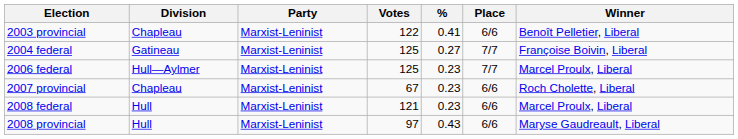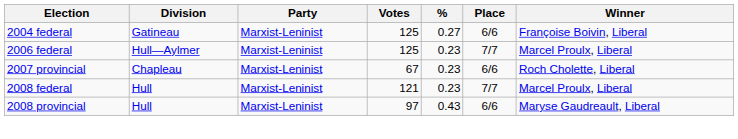- row: (46, 32)
(490, 50) 7/7 -> (490, 32) 6/6
(490, 106) 6/6 -> (490, 87) 7/7
